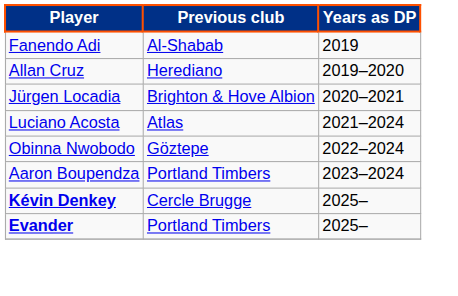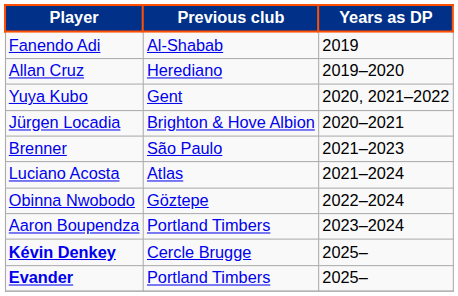+ row: (48, 97)
+ row: (38, 148)
